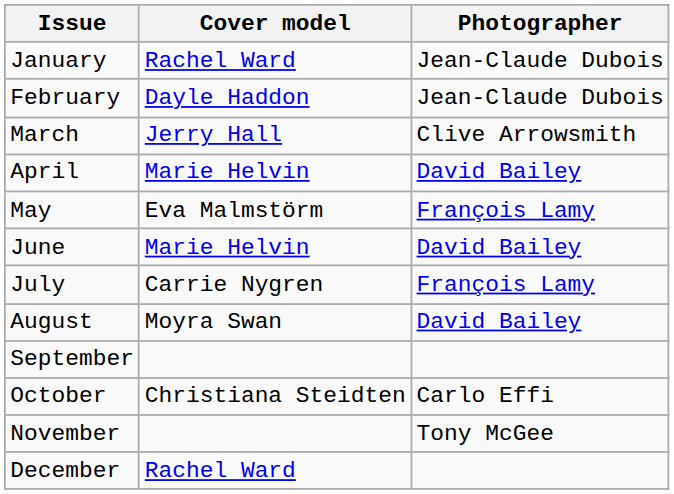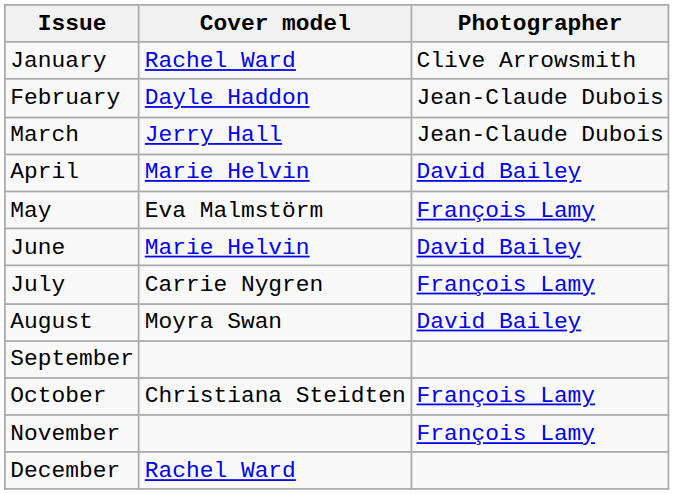(540, 61) Jean-Claude Dubois -> (526, 61) Clive Arrowsmith
(526, 135) Clive Arrowsmith -> (540, 135) Jean-Claude Dubois
(485, 396) Carlo Effi -> (506, 396) François Lamy
(485, 434) Tony McGee -> (506, 434) François Lamy
